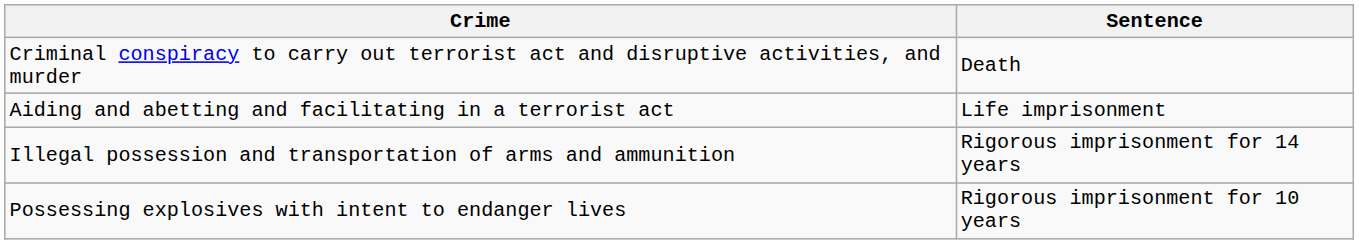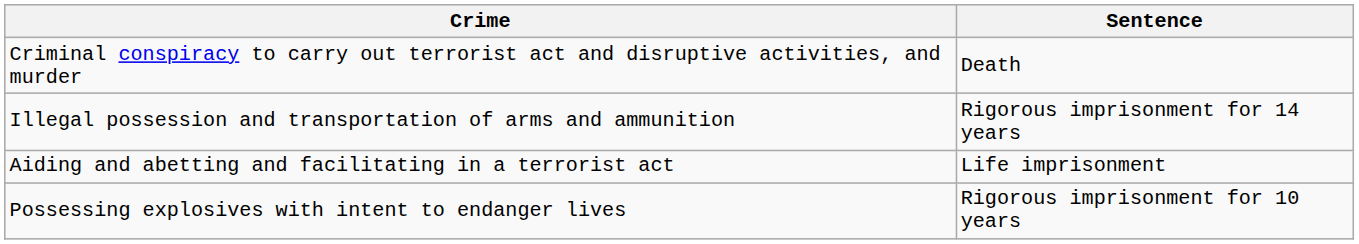rows swapped: (342, 110) <-> (372, 155)
